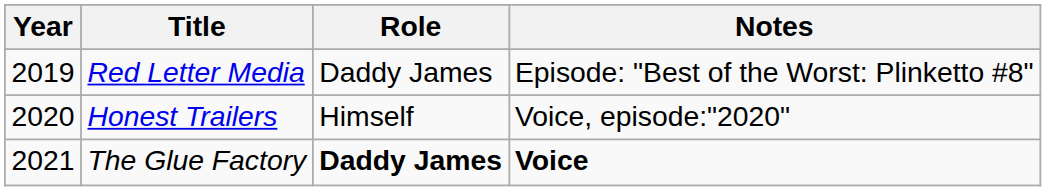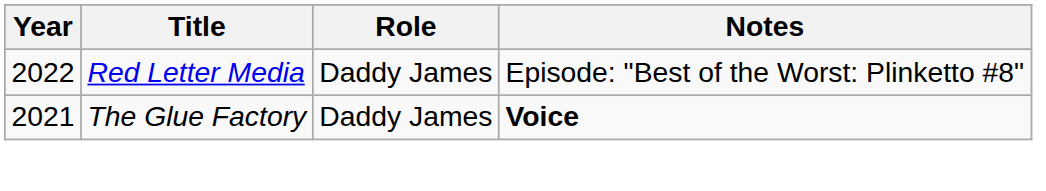(43, 71) 2019 -> (43, 71) 2022
- row: (182, 116)
(411, 161) bold -> (406, 116) normal
